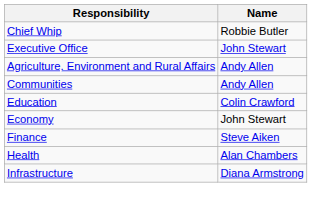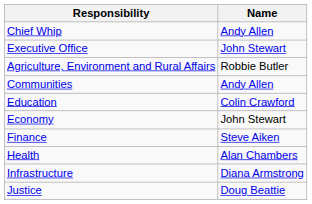(254, 31) Robbie Butler -> (247, 31) Andy Allen
(247, 66) Andy Allen -> (254, 66) Robbie Butler
+ row: (24, 191)
